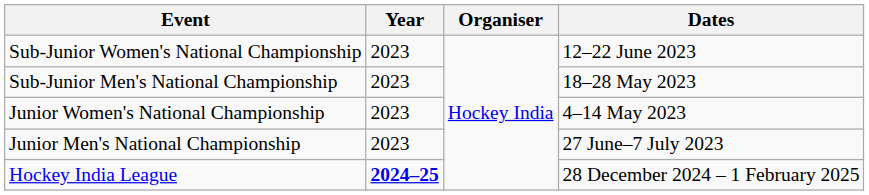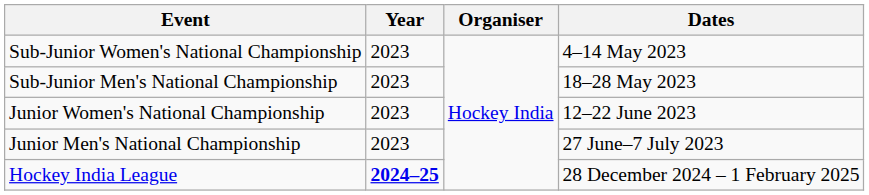(629, 50) 12–22 June 2023 -> (624, 50) 4–14 May 2023
(624, 112) 4–14 May 2023 -> (629, 112) 12–22 June 2023
